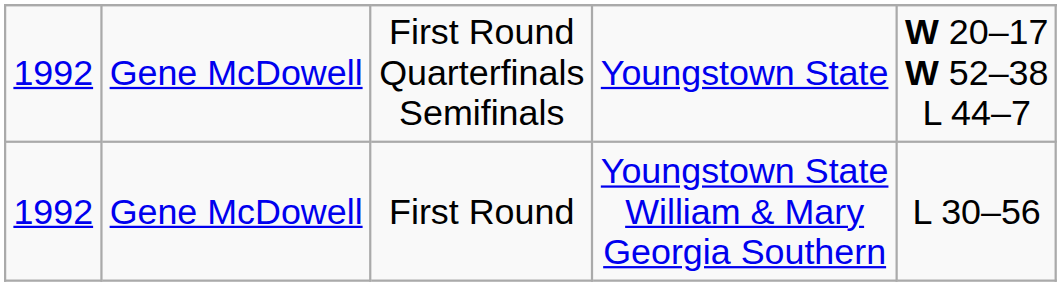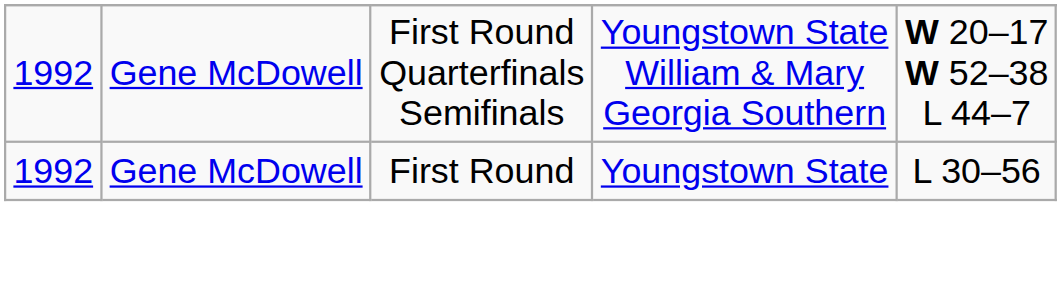(745, 73) Youngstown State -> (745, 73) Youngstown State William & Mary Georgia Southern
(745, 210) Youngstown State William & Mary Georgia Southern -> (745, 170) Youngstown State
